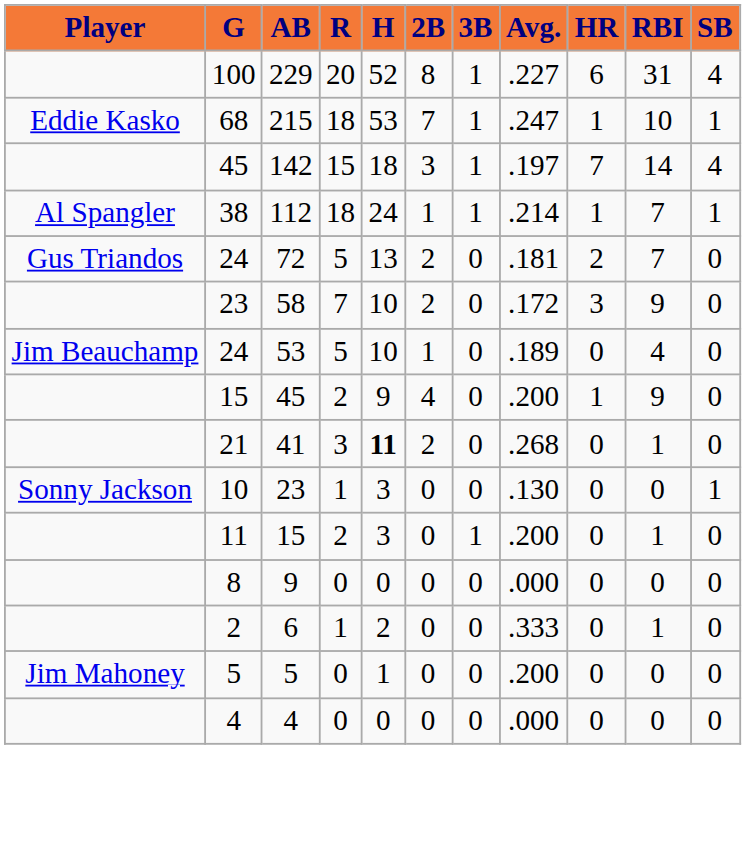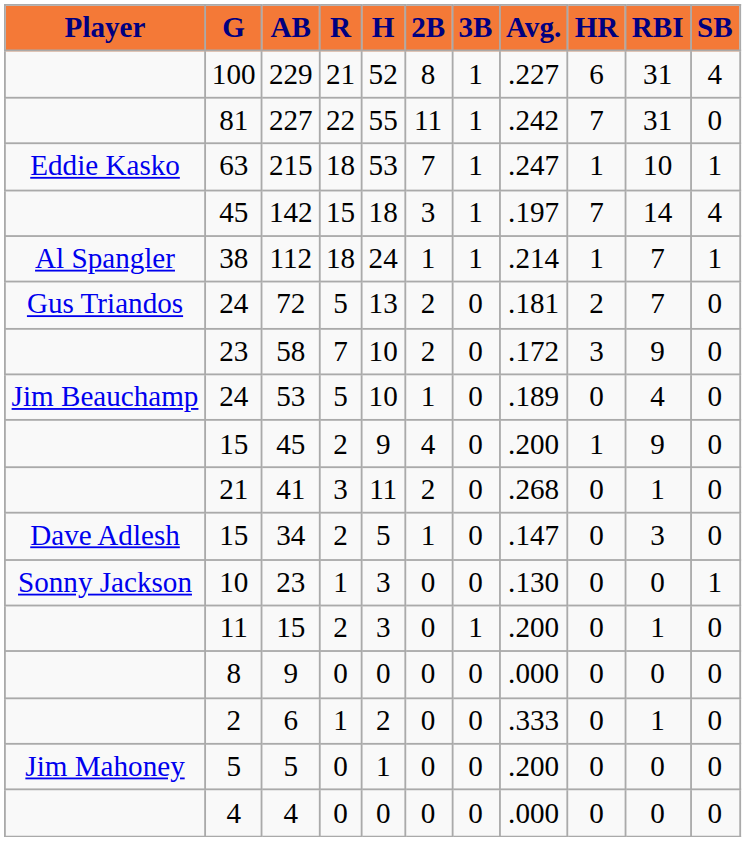(341, 73) 20 -> (341, 73) 21
+ row: (291, 119)
(234, 119) 68 -> (234, 166) 63
(383, 443) bold -> (383, 489) normal
+ row: (291, 535)
